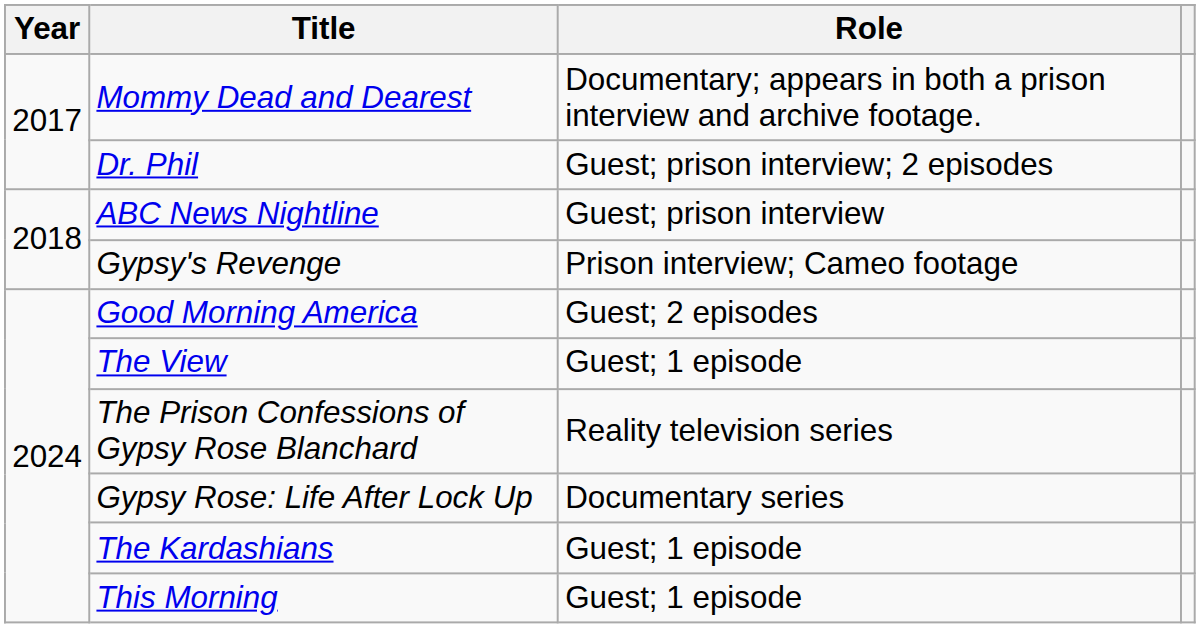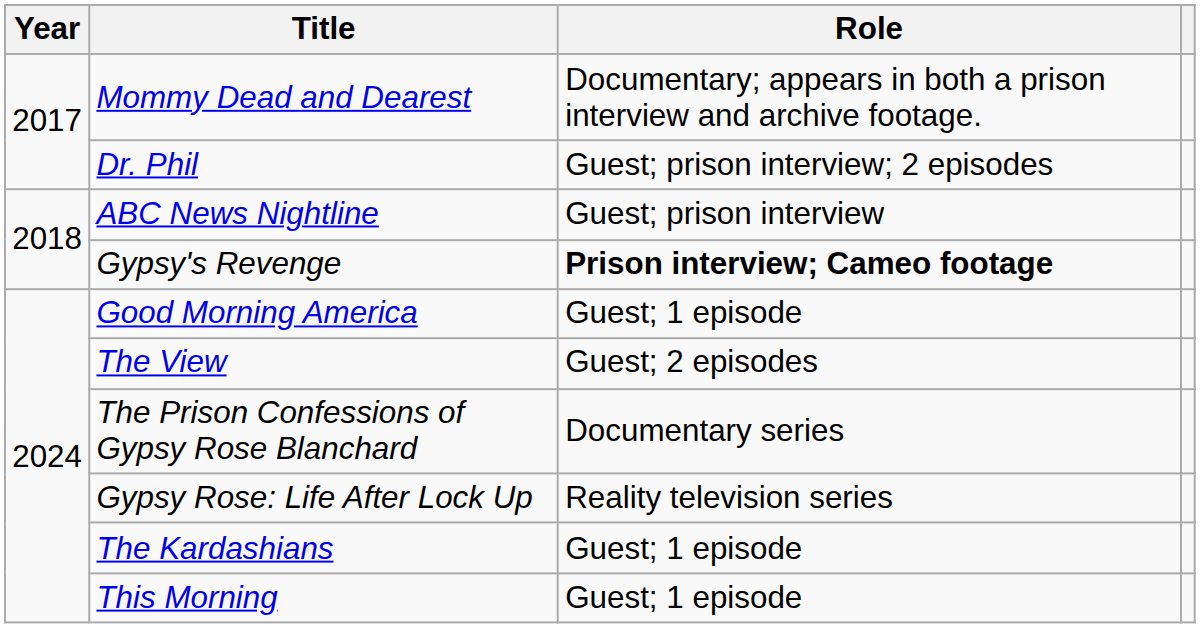(792, 263) normal -> (809, 263) bold
(692, 313) Guest; 2 episodes -> (684, 313) Guest; 1 episode
(684, 363) Guest; 1 episode -> (692, 363) Guest; 2 episodes
(729, 430) Reality television series -> (705, 430) Documentary series
(705, 497) Documentary series -> (729, 497) Reality television series
